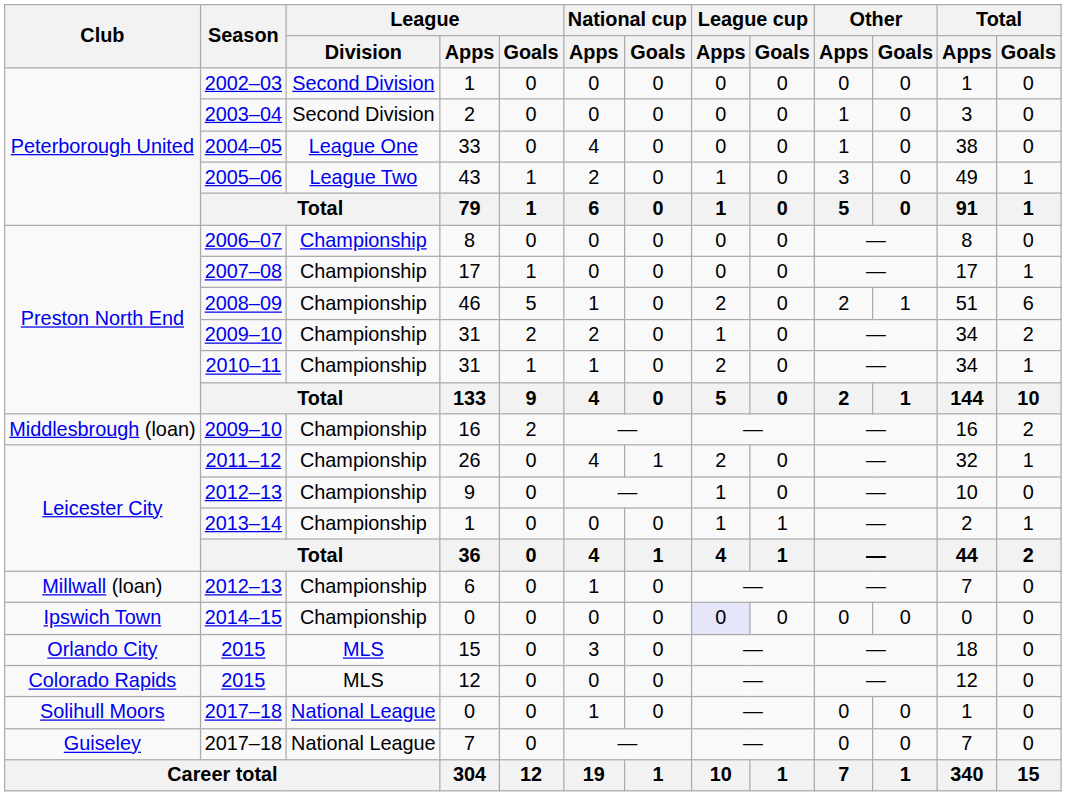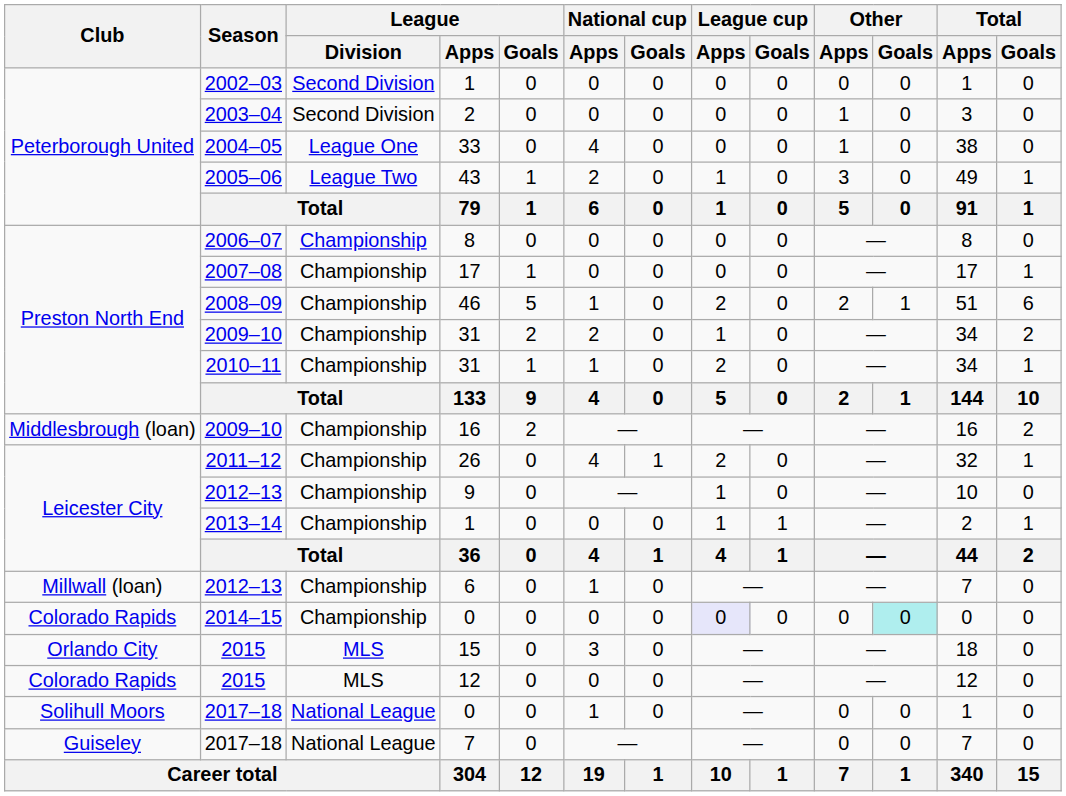(102, 618) Ipswich Town -> (102, 618) Colorado Rapids
(905, 618) no background -> (905, 618) paleturquoise background
